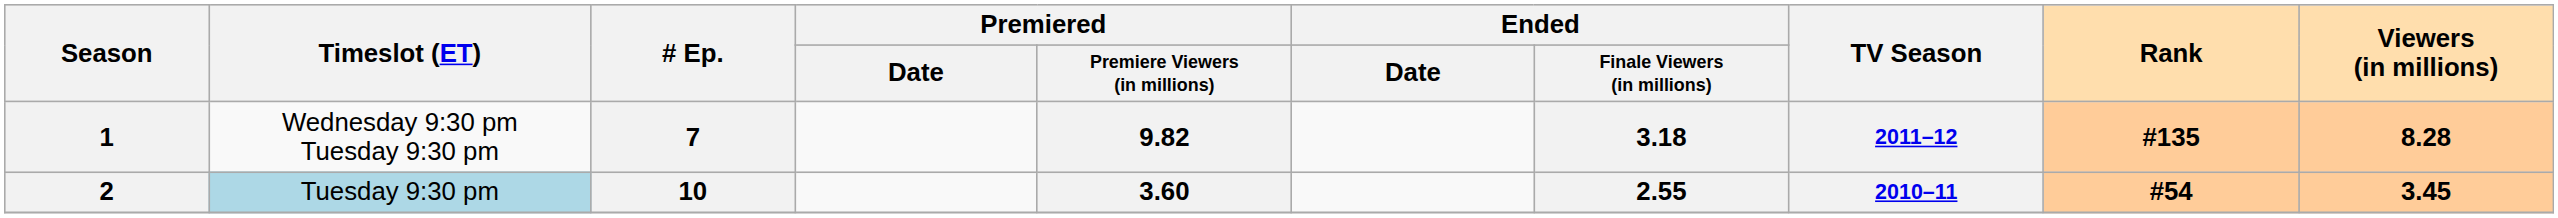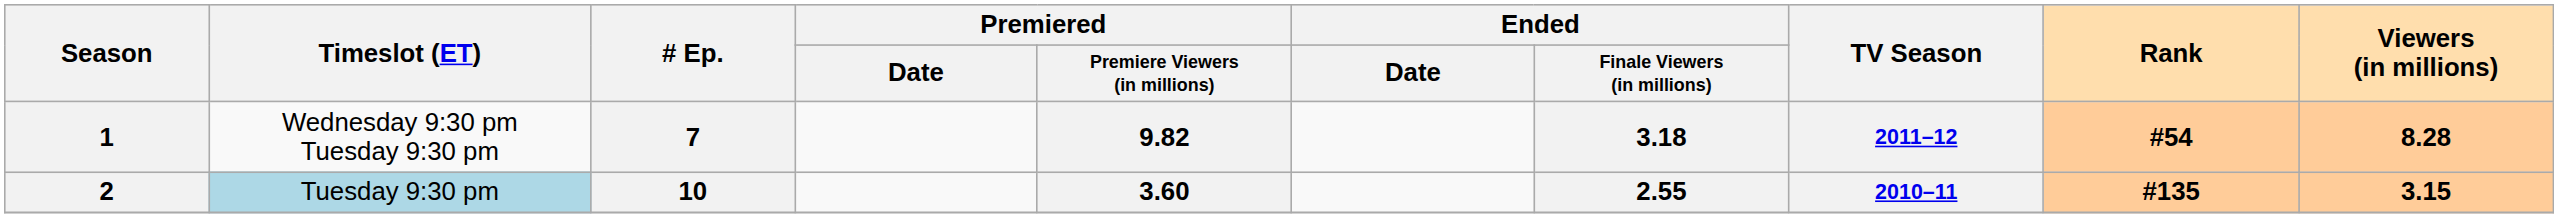(2171, 136) #135 -> (2171, 136) #54
(2171, 191) #54 -> (2171, 191) #135
(2426, 191) 3.45 -> (2426, 191) 3.15
